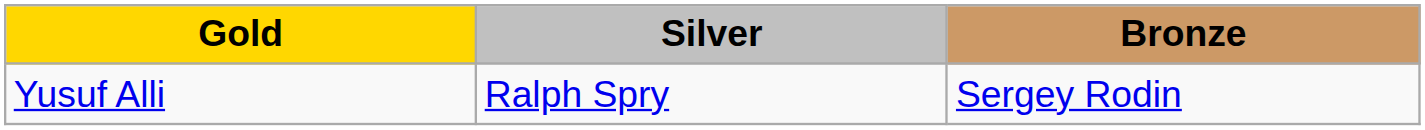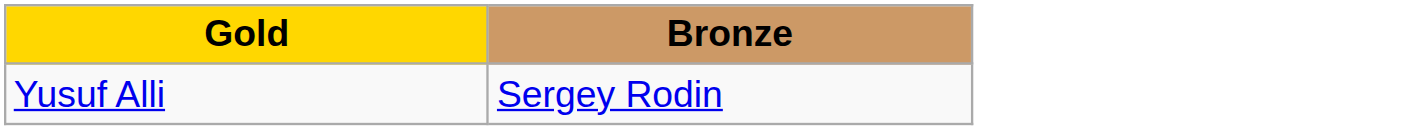- column: (712, 34)
